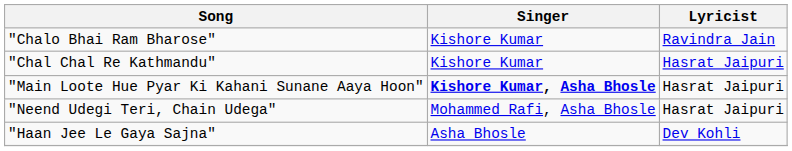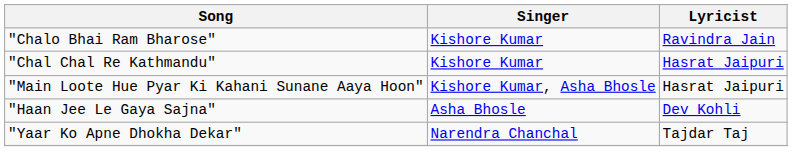(543, 87) bold -> (543, 87) normal
- row: (142, 110)
+ row: (125, 134)
